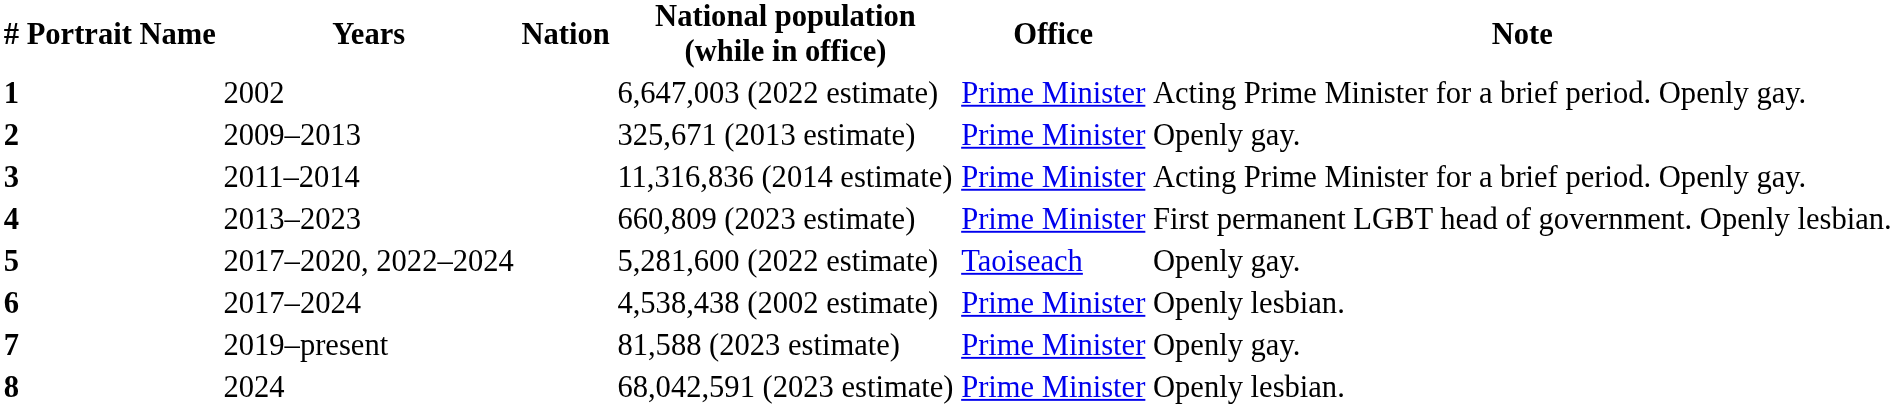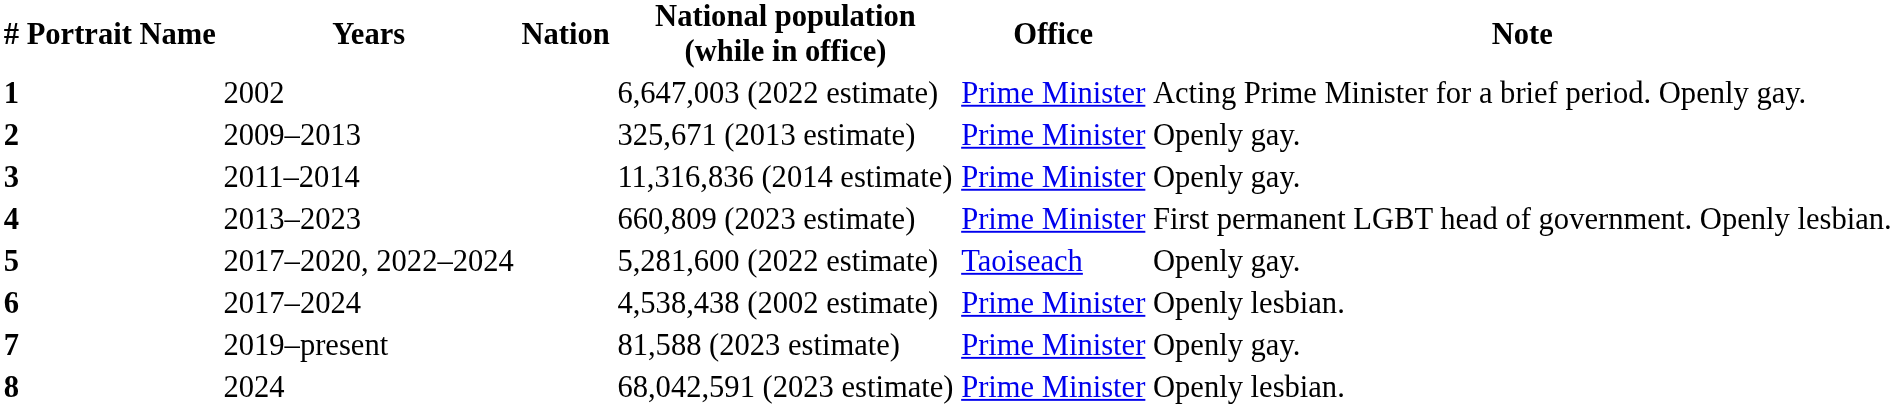(1480, 176) Acting Prime Minister for a brief period. Openly gay. -> (1227, 176) Openly gay.
